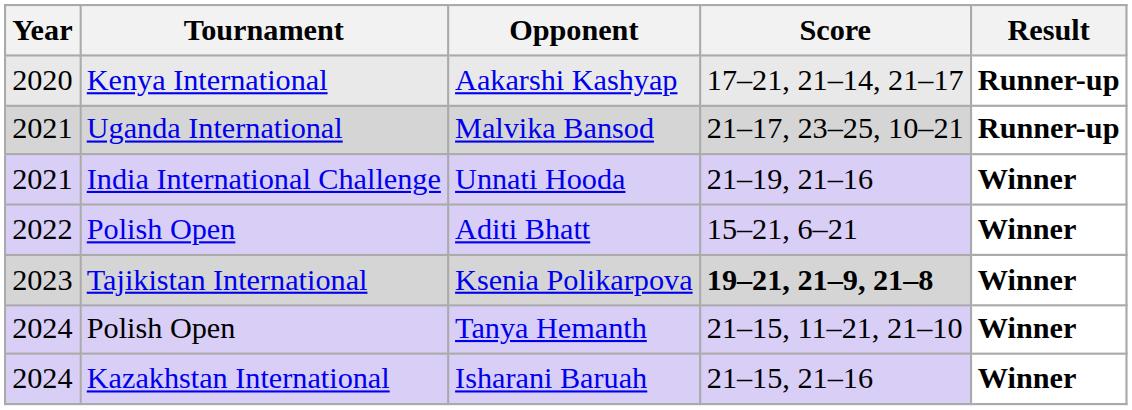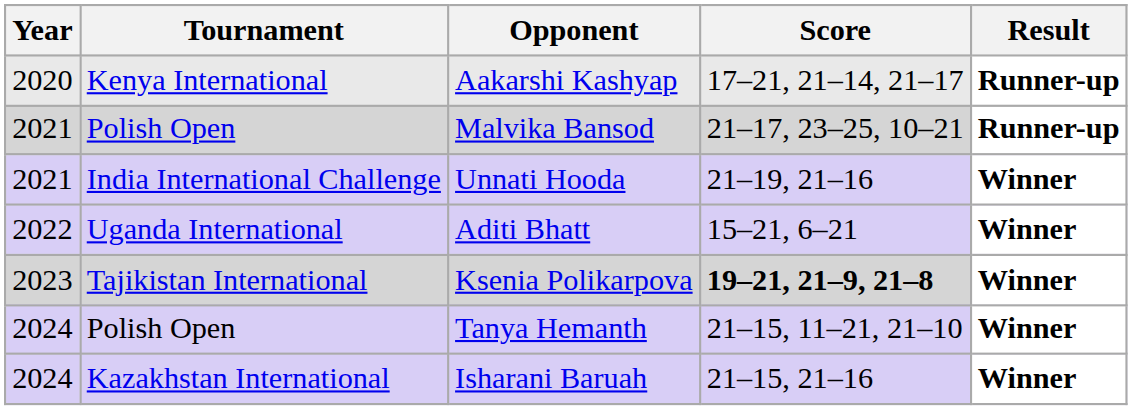(215, 129) Uganda International -> (161, 129) Polish Open
(161, 229) Polish Open -> (215, 229) Uganda International
